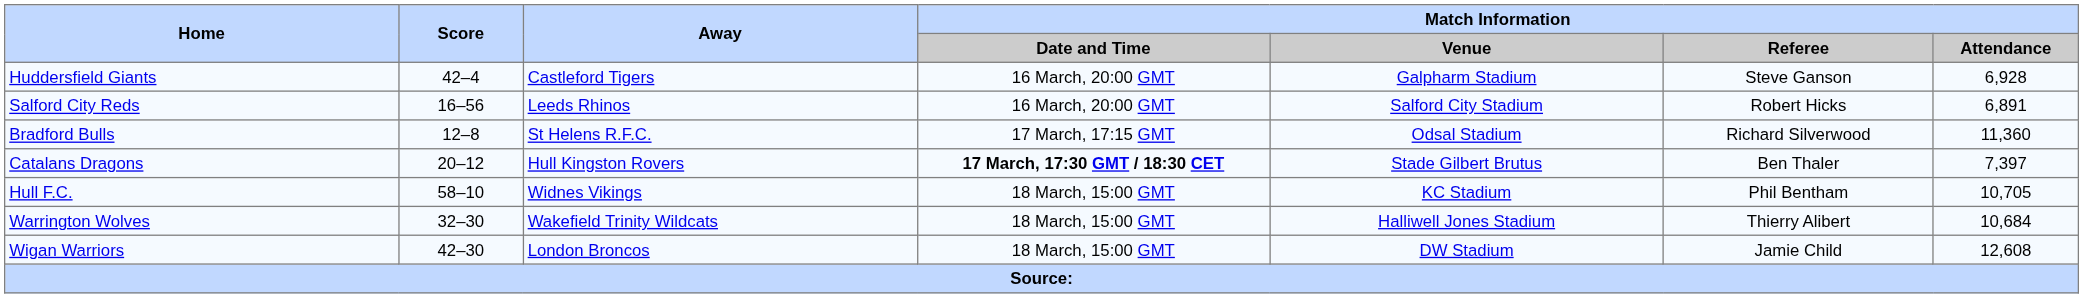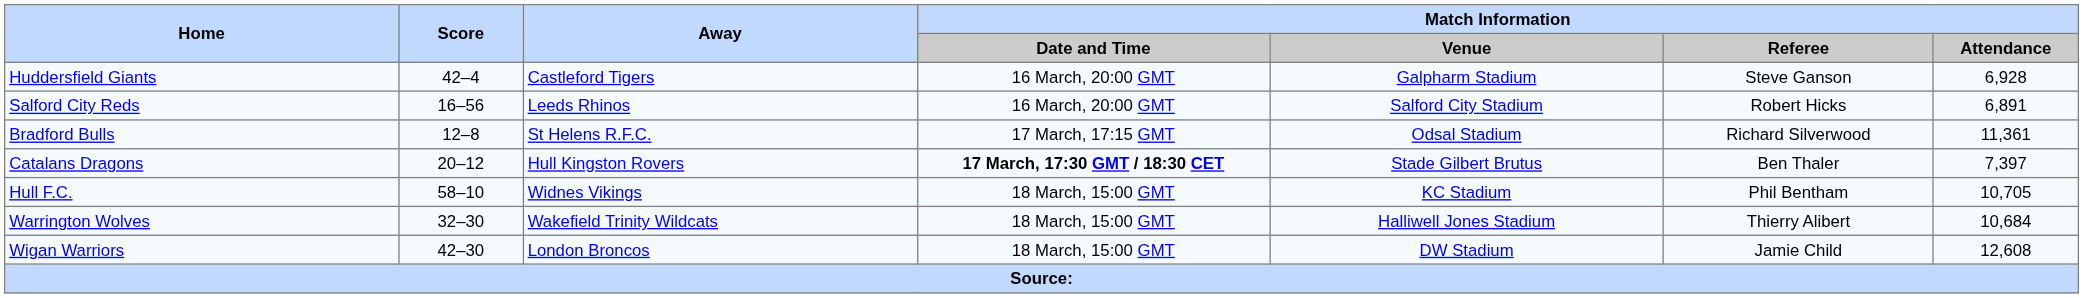(2006, 134) 11,360 -> (2006, 134) 11,361
